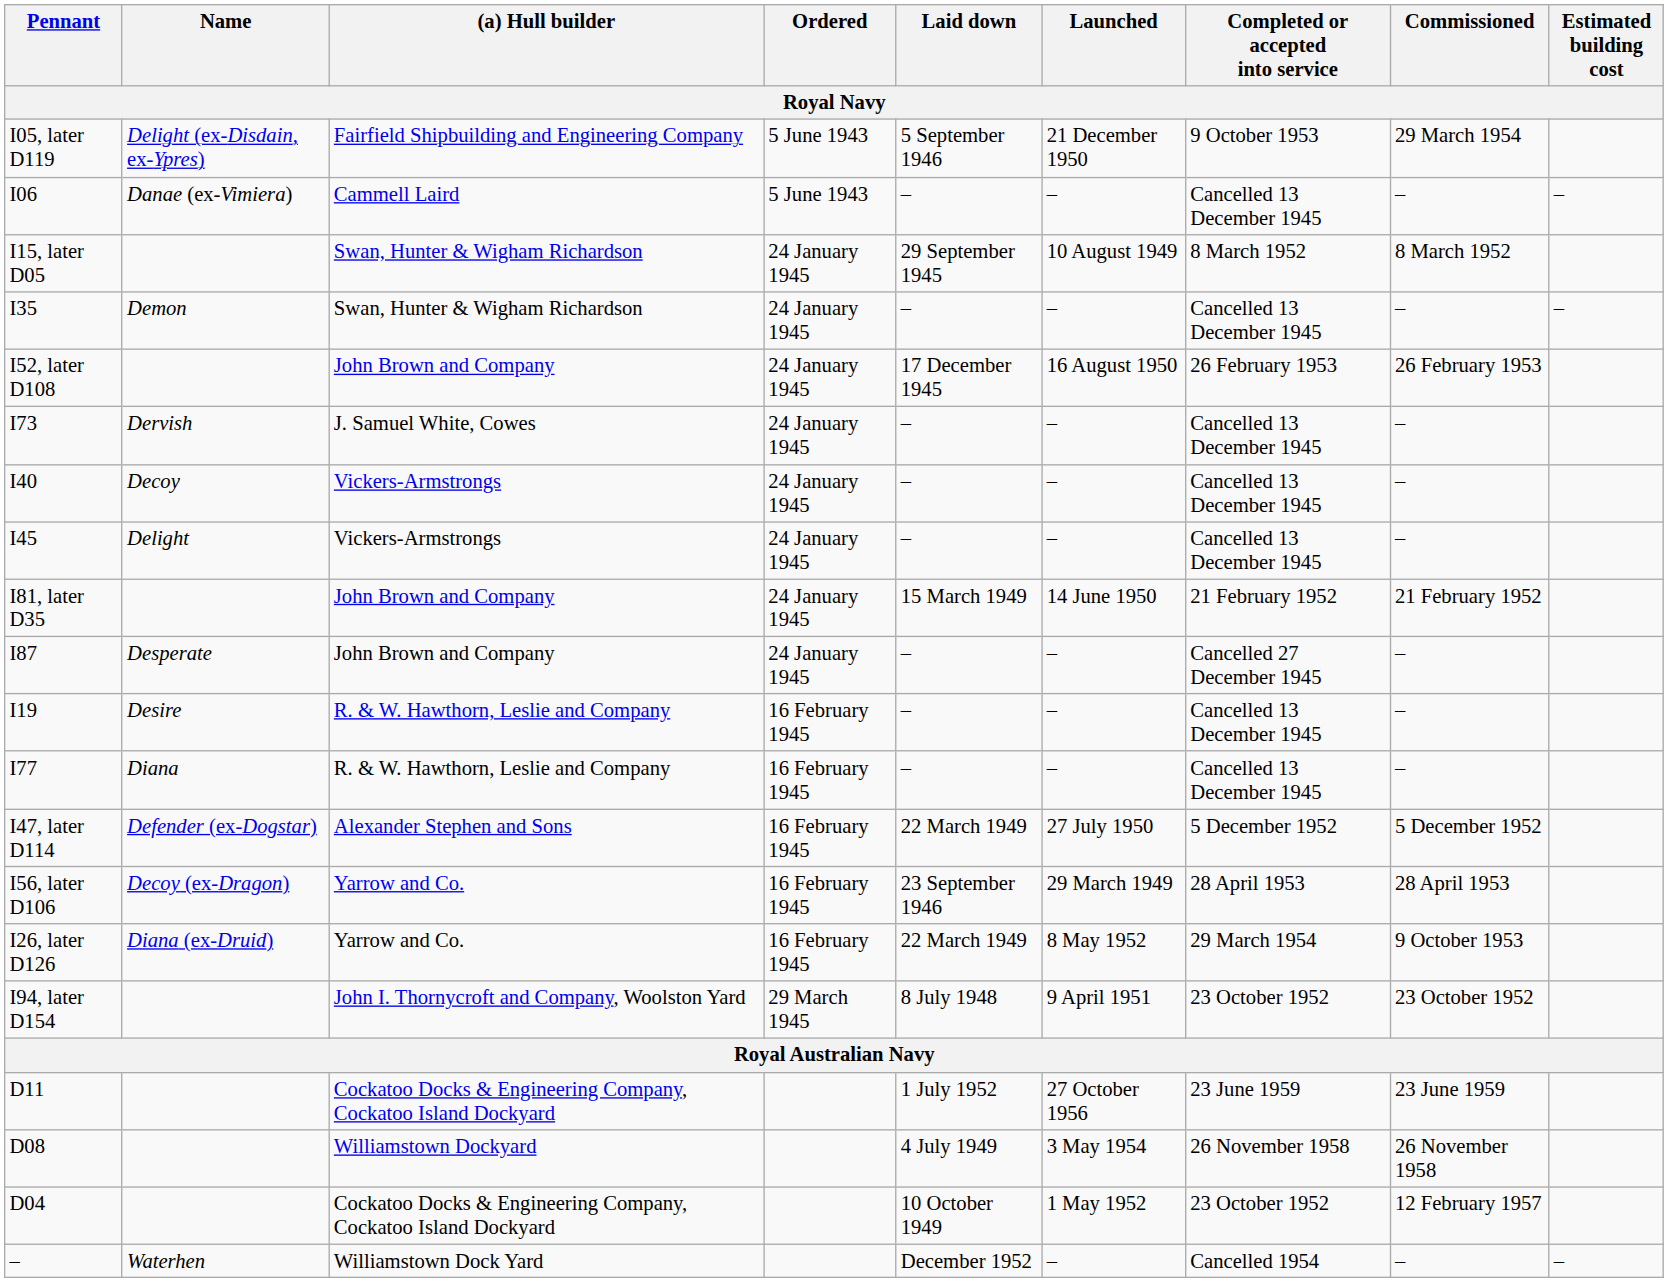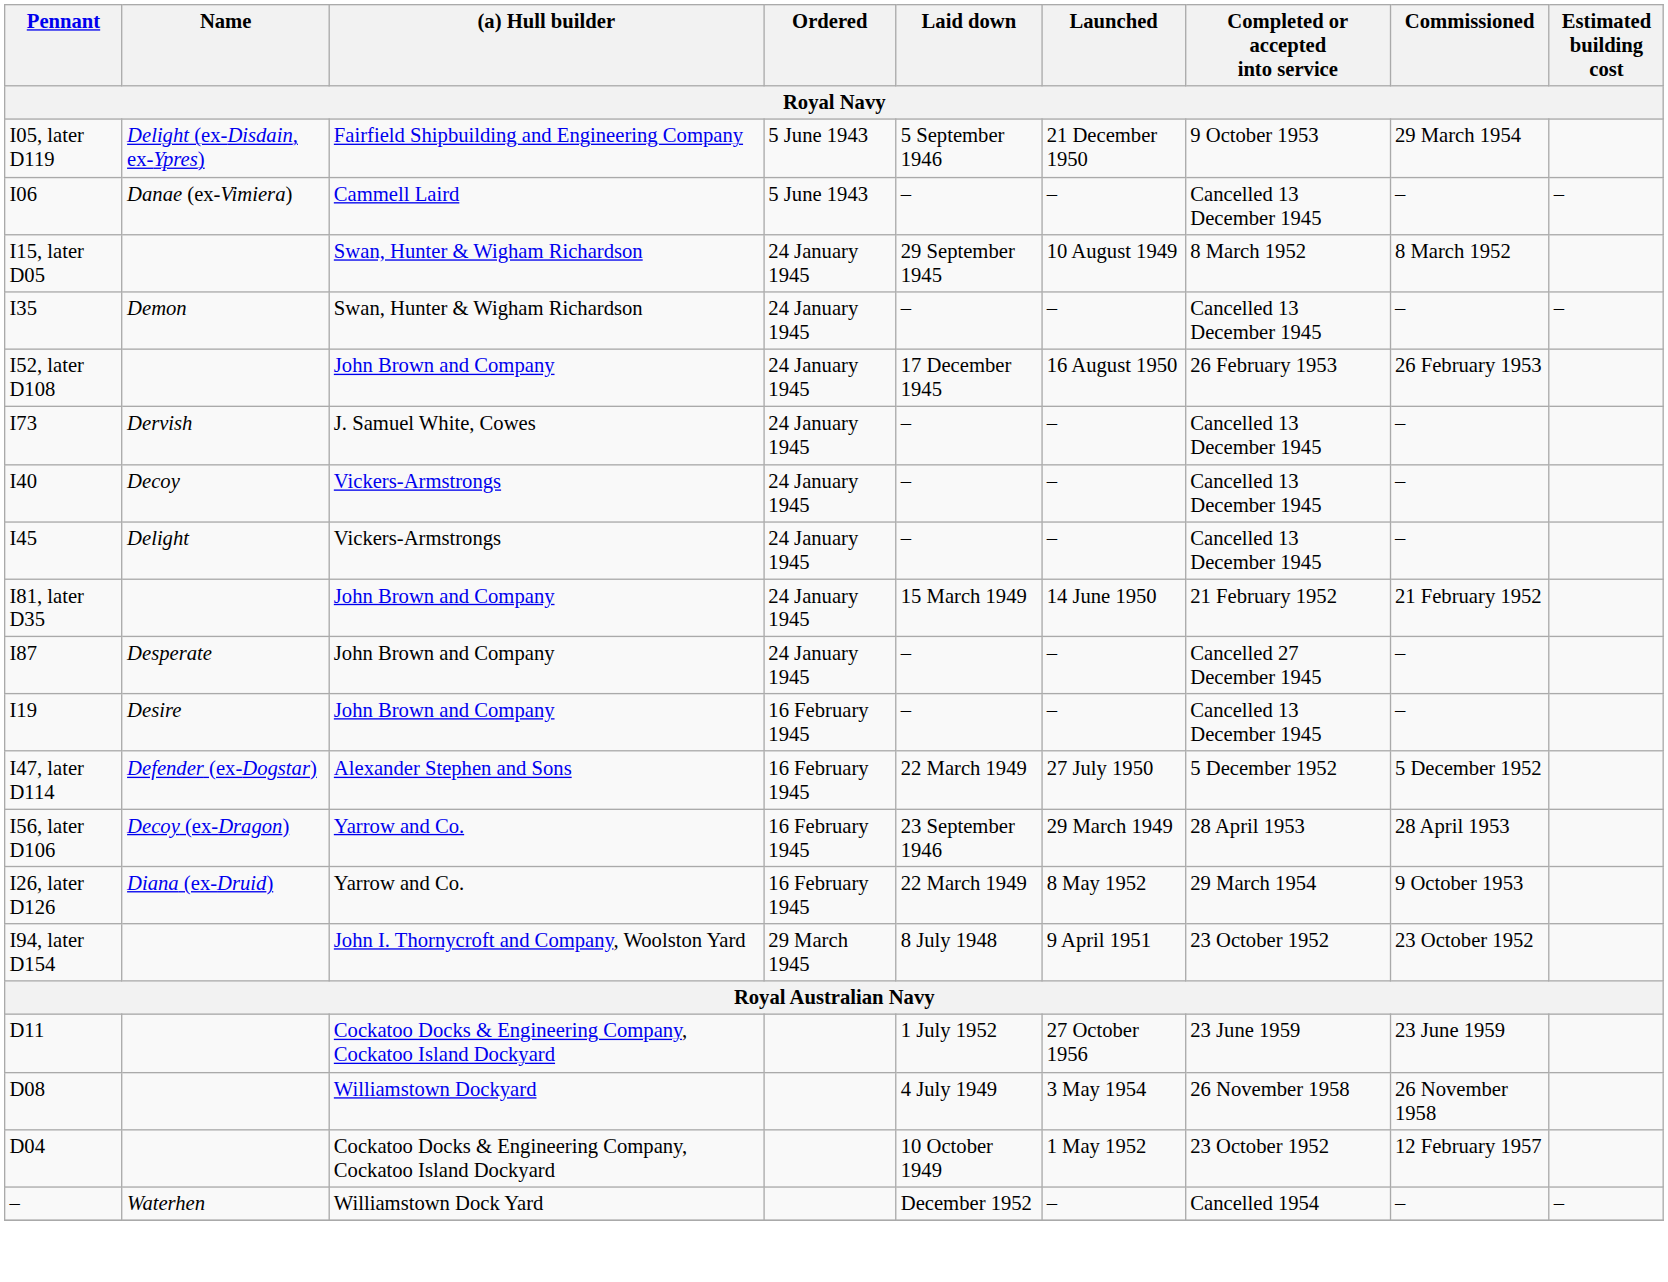(502, 710) R. & W. Hawthorn, Leslie and Company -> (444, 710) John Brown and Company
- row: (23, 767)
